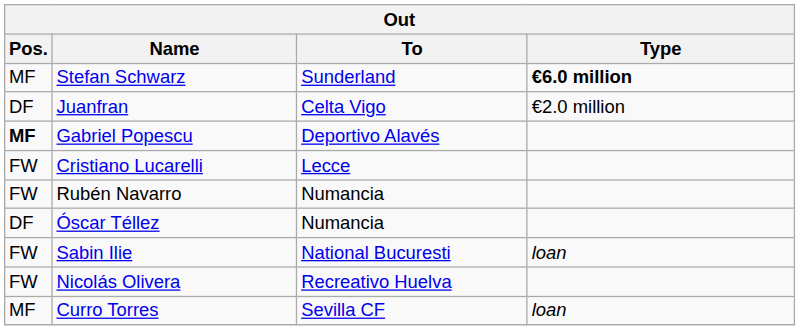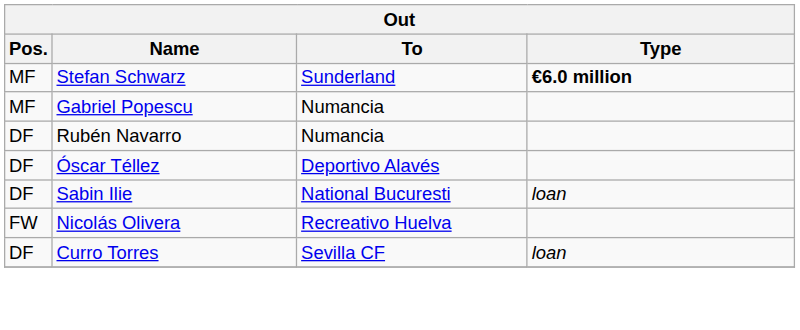- row: (92, 107)
(22, 136) bold -> (22, 107) normal
(370, 136) Deportivo Alavés -> (343, 107) Numancia
- row: (130, 165)
(23, 194) FW -> (21, 136) DF
(343, 223) Numancia -> (370, 165) Deportivo Alavés
(23, 253) FW -> (21, 194) DF
(22, 311) MF -> (21, 253) DF
